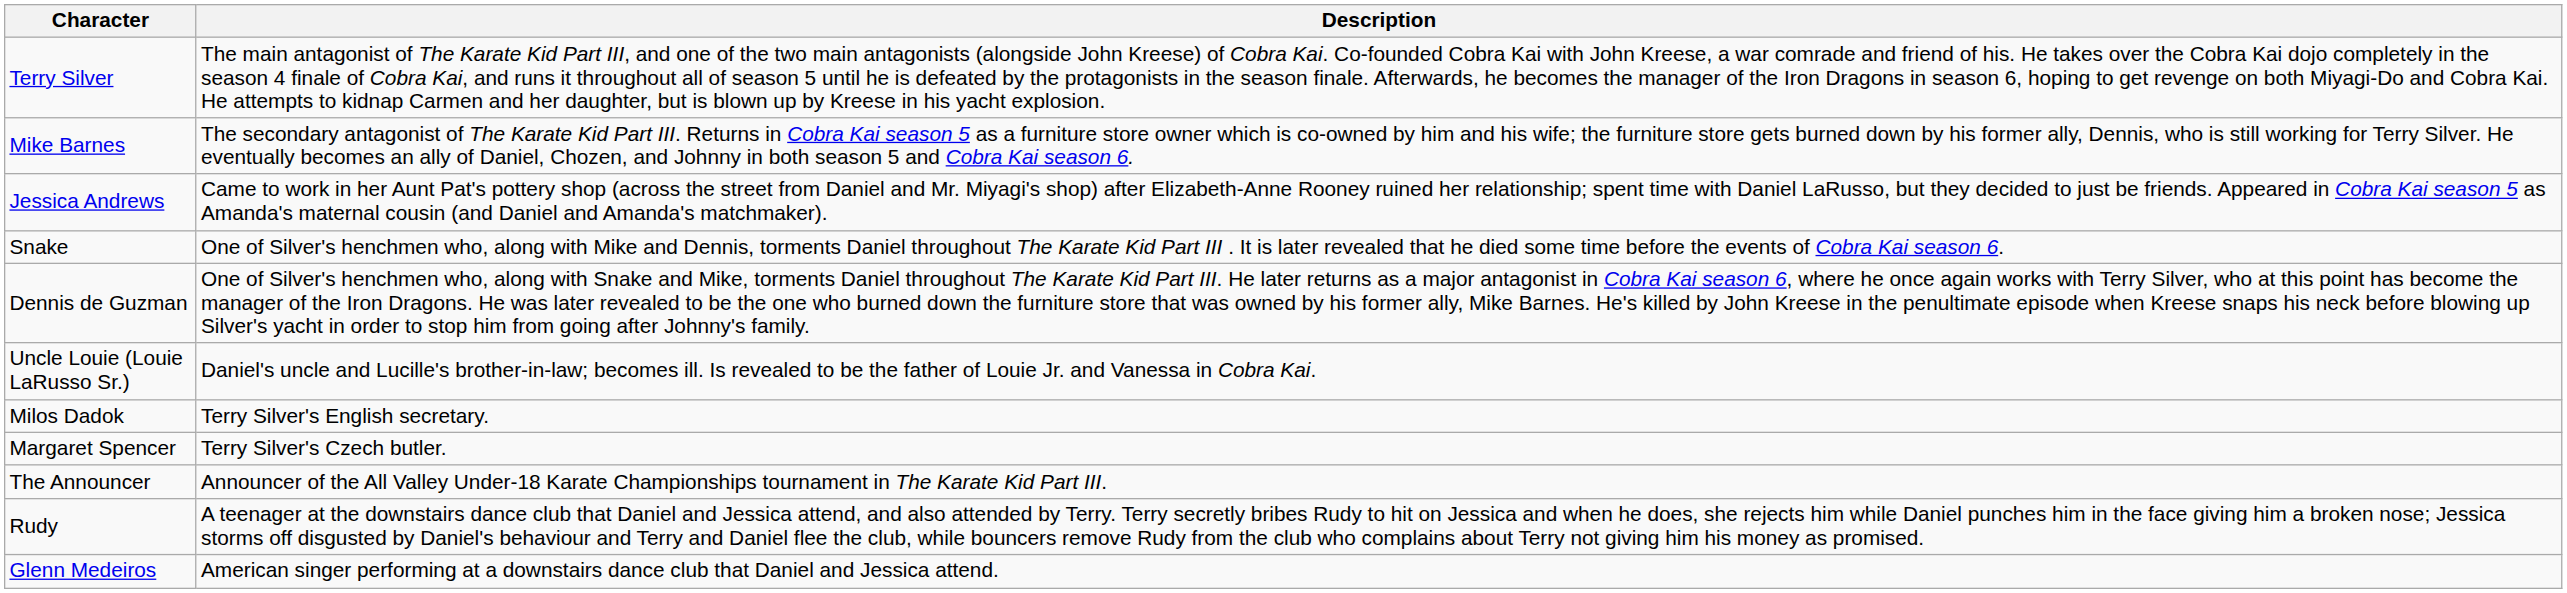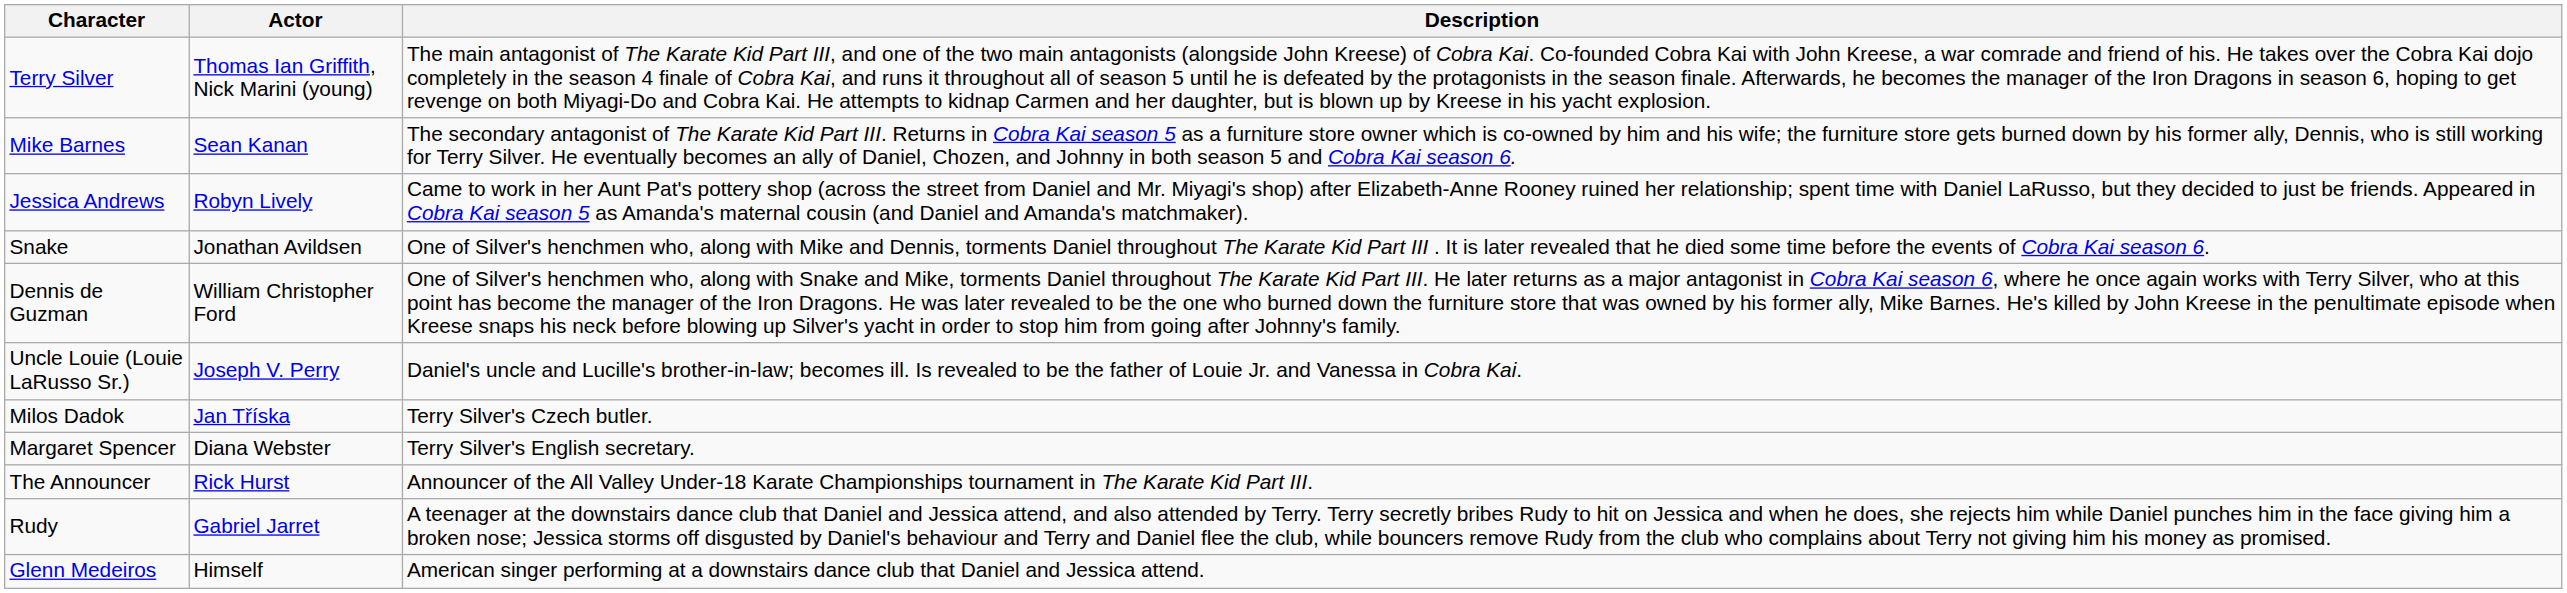+ column: (295, 20)
(345, 415) Terry Silver's English secretary. -> (530, 415) Terry Silver's Czech butler.
(324, 448) Terry Silver's Czech butler. -> (551, 448) Terry Silver's English secretary.
